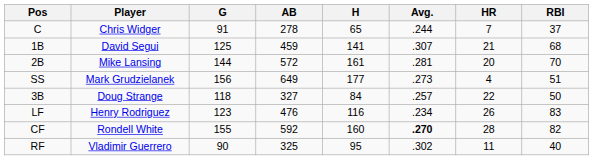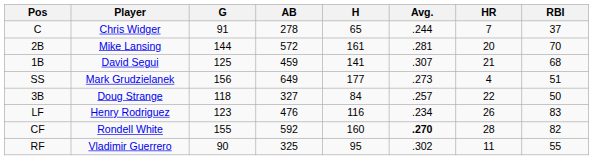rows swapped: (38, 46) <-> (38, 63)
(555, 146) 40 -> (555, 146) 55
